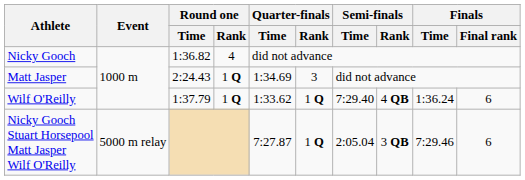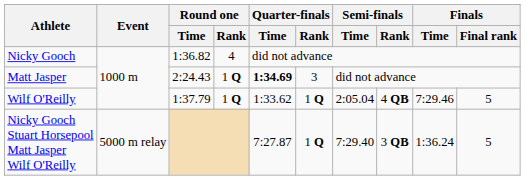(272, 78) normal -> (272, 78) bold
(355, 98) 7:29.40 -> (355, 98) 2:05.04
(435, 98) 1:36.24 -> (435, 98) 7:29.46
(488, 98) 6 -> (488, 98) 5
(355, 142) 2:05.04 -> (355, 142) 7:29.40
(435, 142) 7:29.46 -> (435, 142) 1:36.24
(488, 142) 6 -> (488, 142) 5
